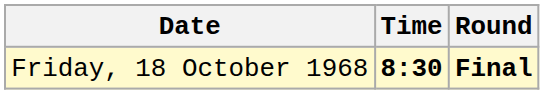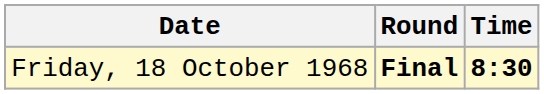columns swapped: (412, 26) <-> (494, 26)
